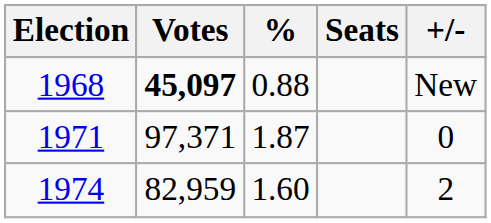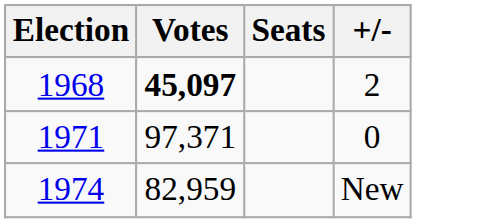- column: (281, 30)
(446, 83) New -> (372, 83) 2
(446, 189) 2 -> (372, 189) New
